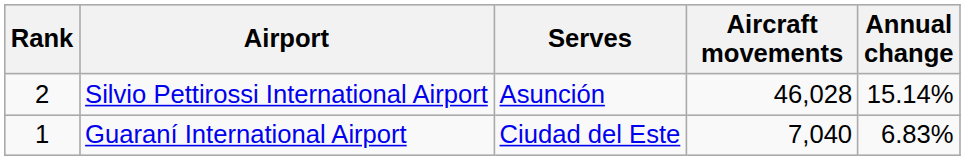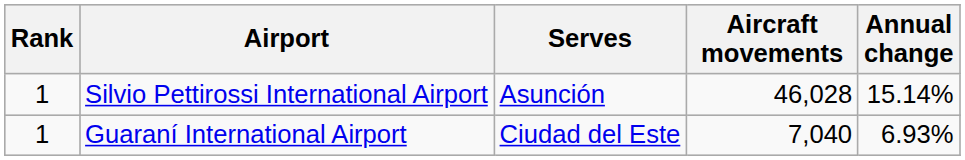(42, 94) 2 -> (42, 94) 1
(917, 134) 6.83% -> (917, 134) 6.93%
